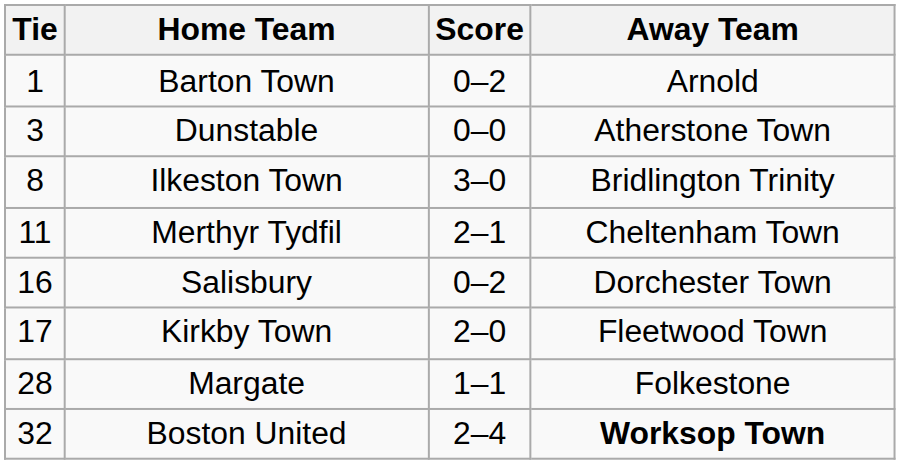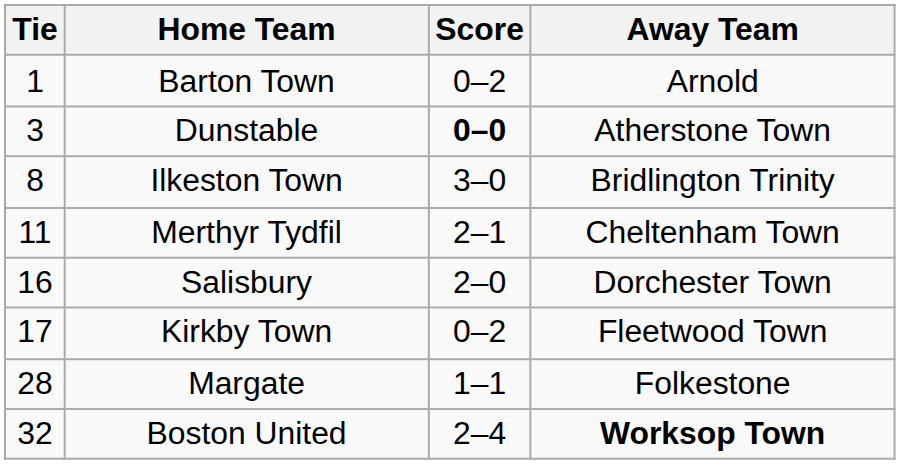(480, 130) normal -> (480, 130) bold
(480, 282) 0–2 -> (480, 282) 2–0
(480, 332) 2–0 -> (480, 332) 0–2
